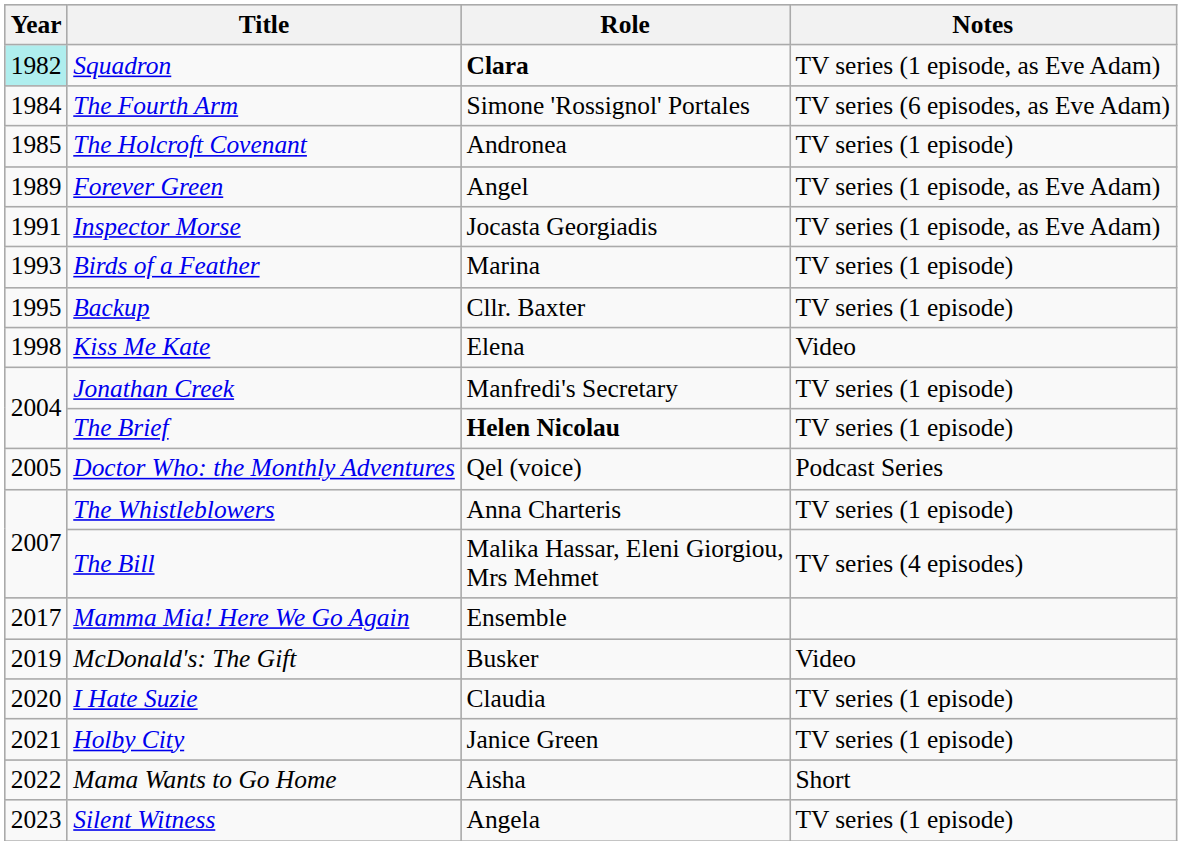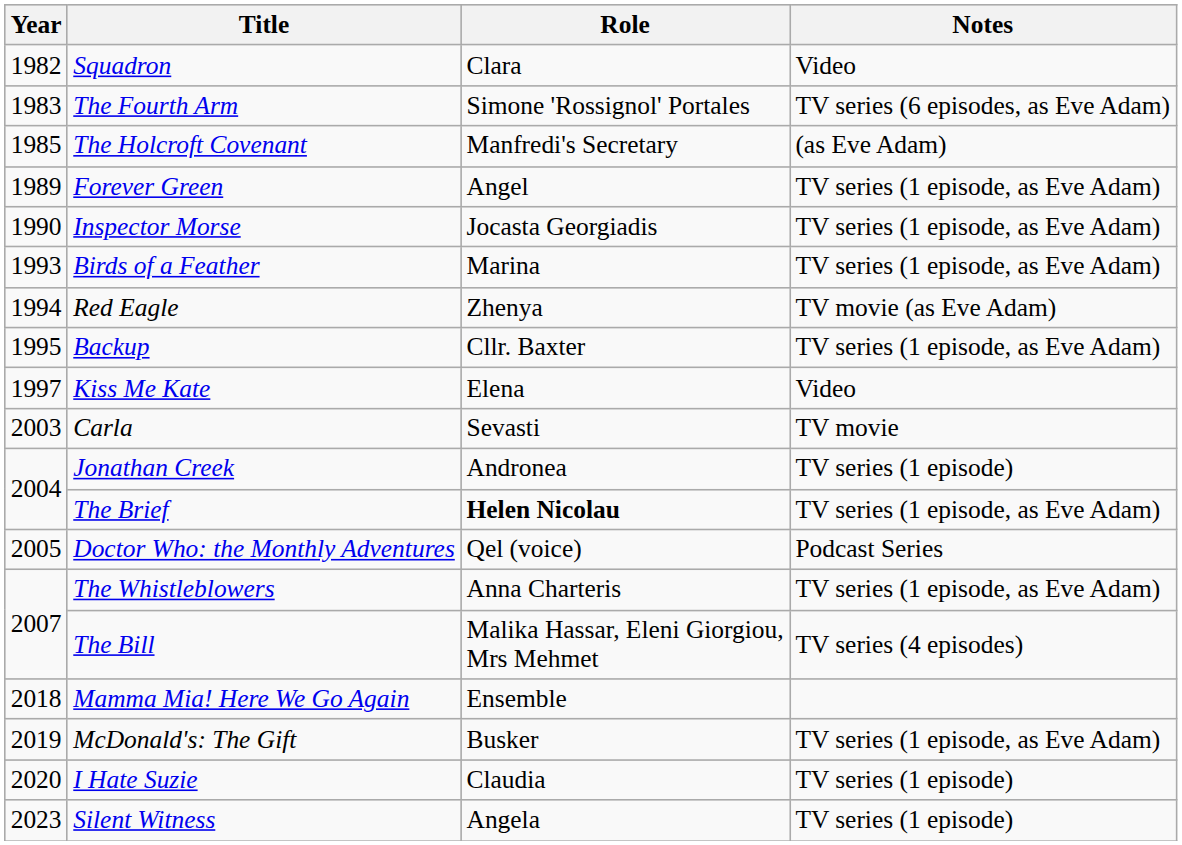(36, 65) paleturquoise background -> (36, 65) no background
(498, 65) bold -> (494, 65) normal
(978, 65) TV series (1 episode, as Eve Adam) -> (826, 65) Video
(36, 105) 1984 -> (36, 105) 1983
(517, 145) Andronea -> (572, 145) Manfredi's Secretary
(904, 145) TV series (1 episode) -> (871, 145) (as Eve Adam)
(36, 226) 1991 -> (36, 226) 1990
(904, 266) TV series (1 episode) -> (978, 266) TV series (1 episode, as Eve Adam)
+ row: (126, 307)
(904, 307) TV series (1 episode) -> (978, 347) TV series (1 episode, as Eve Adam)
(36, 347) 1998 -> (36, 387) 1997
+ row: (103, 428)
(572, 387) Manfredi's Secretary -> (517, 468) Andronea
(904, 428) TV series (1 episode) -> (978, 508) TV series (1 episode, as Eve Adam)
(904, 508) TV series (1 episode) -> (978, 589) TV series (1 episode, as Eve Adam)
(36, 618) 2017 -> (36, 698) 2018
(826, 658) Video -> (978, 739) TV series (1 episode, as Eve Adam)
- row: (129, 739)
- row: (205, 779)
